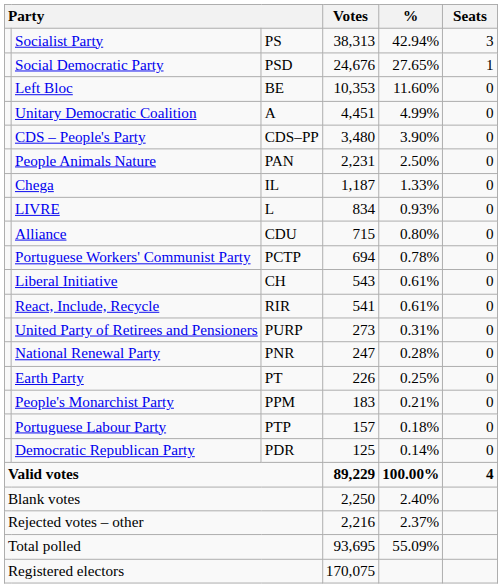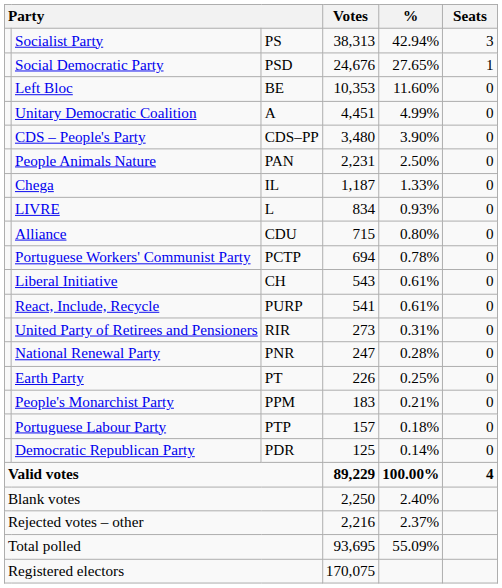(277, 305) RIR -> (284, 305) PURP
(284, 329) PURP -> (277, 329) RIR
